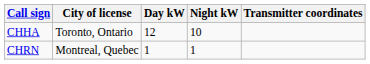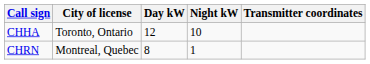(147, 50) 1 -> (147, 50) 8
